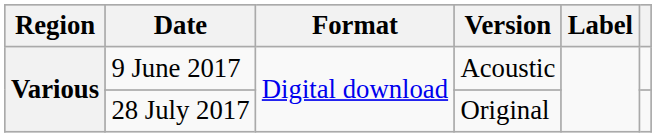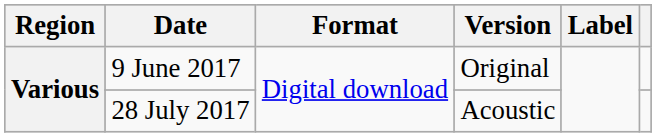(508, 68) Acoustic -> (505, 68) Original
(505, 110) Original -> (508, 110) Acoustic
